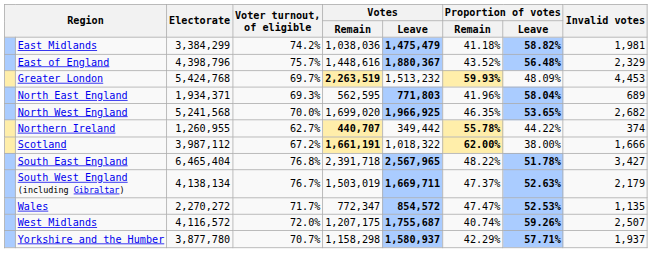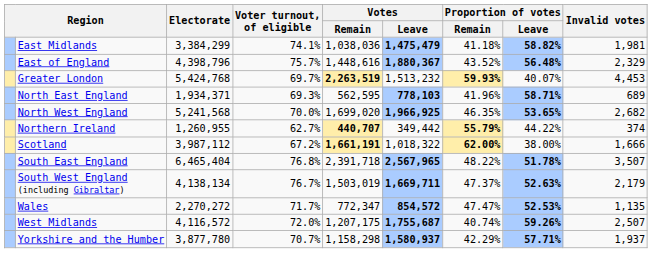(305, 46) 74.2% -> (305, 46) 74.1%
(543, 79) 48.09% -> (543, 79) 40.07%
(419, 95) 771,803 -> (419, 95) 778,103
(543, 95) 58.04% -> (543, 95) 58.71%
(482, 128) 55.78% -> (482, 128) 55.79%
(630, 161) 3,427 -> (630, 161) 3,507
